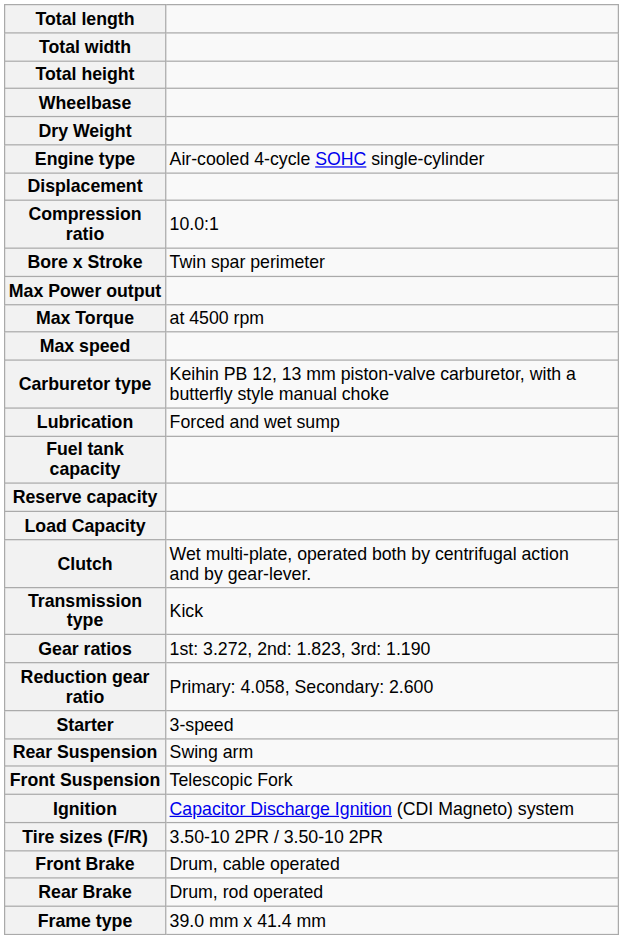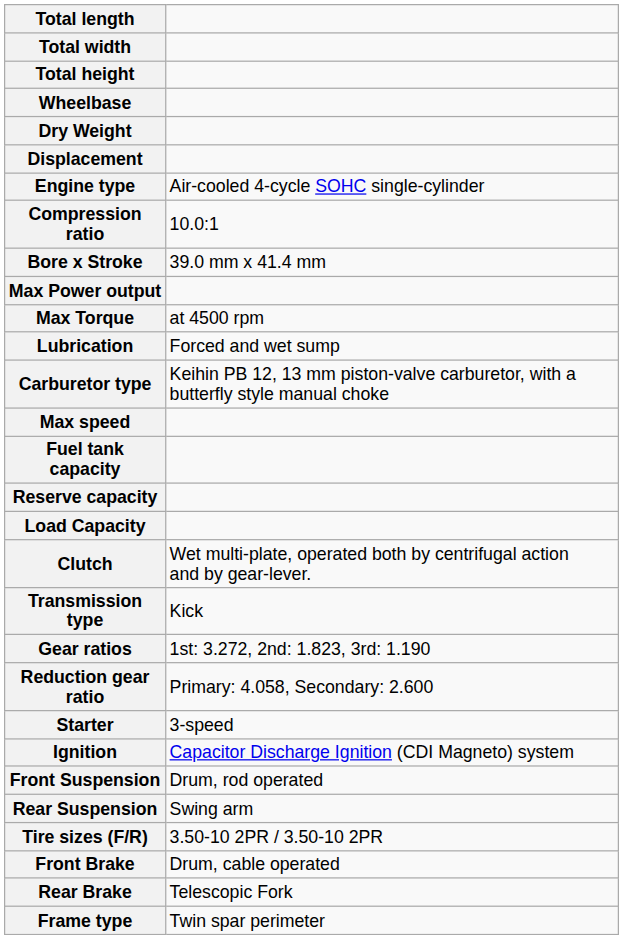rows swapped: (85, 159) <-> (85, 187)
(247, 263) Twin spar perimeter -> (248, 263) 39.0 mm x 41.4 mm
rows swapped: (85, 346) <-> (85, 422)
rows swapped: (85, 809) <-> (85, 753)
(231, 781) Telescopic Fork -> (246, 781) Drum, rod operated
(246, 893) Drum, rod operated -> (231, 893) Telescopic Fork
(248, 921) 39.0 mm x 41.4 mm -> (247, 921) Twin spar perimeter
